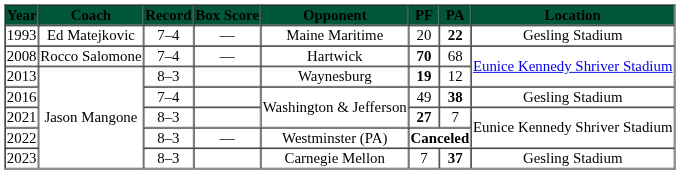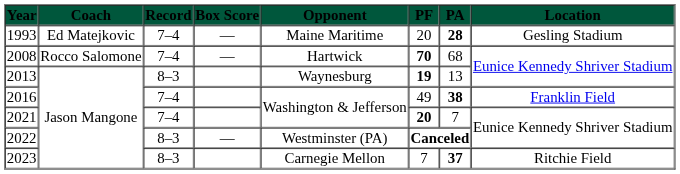(455, 35) 22 -> (455, 35) 28
(455, 76) 12 -> (455, 76) 13
(573, 97) Gesling Stadium -> (573, 97) Franklin Field
(168, 117) 8–3 -> (168, 117) 7–4
(424, 117) 27 -> (424, 117) 20
(573, 158) Gesling Stadium -> (573, 158) Ritchie Field
